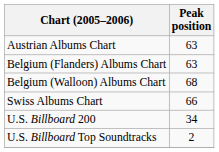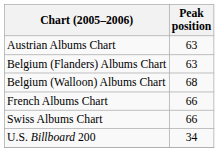+ row: (57, 100)
- row: (82, 138)
